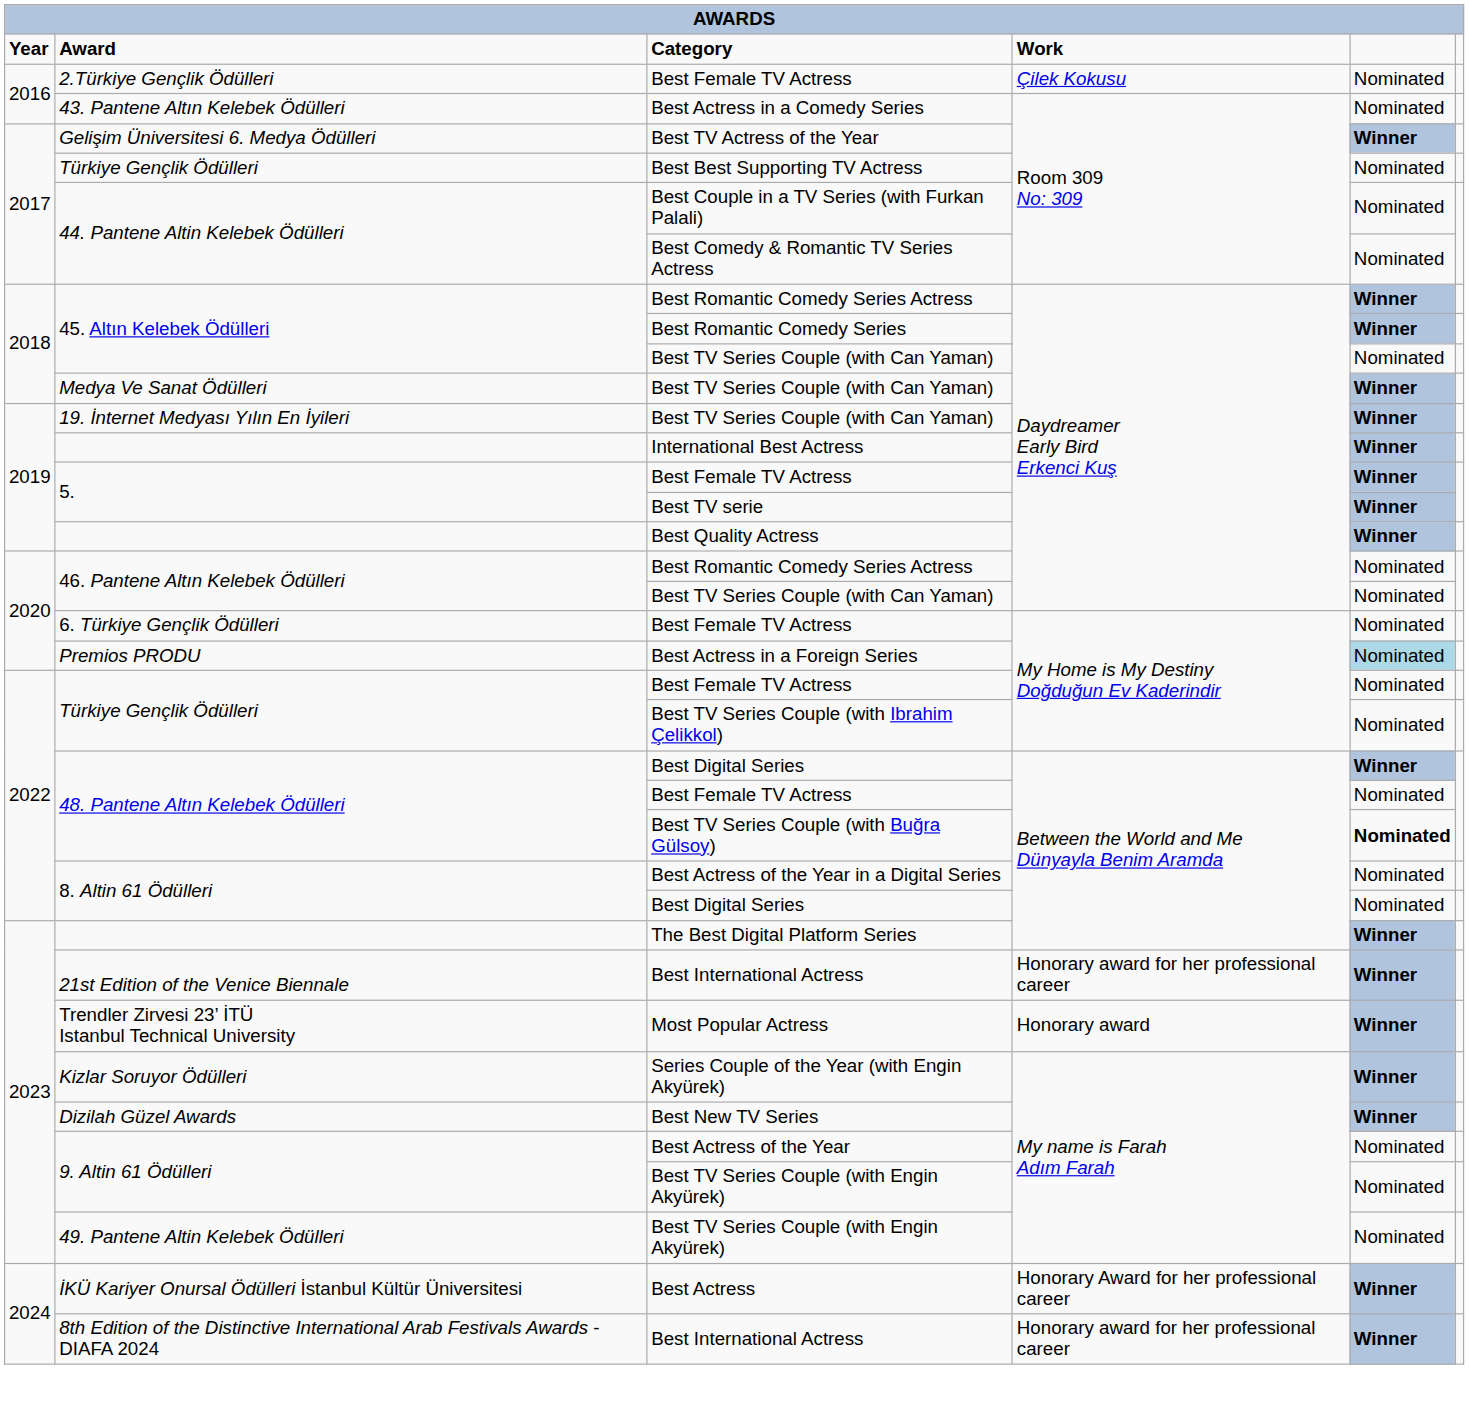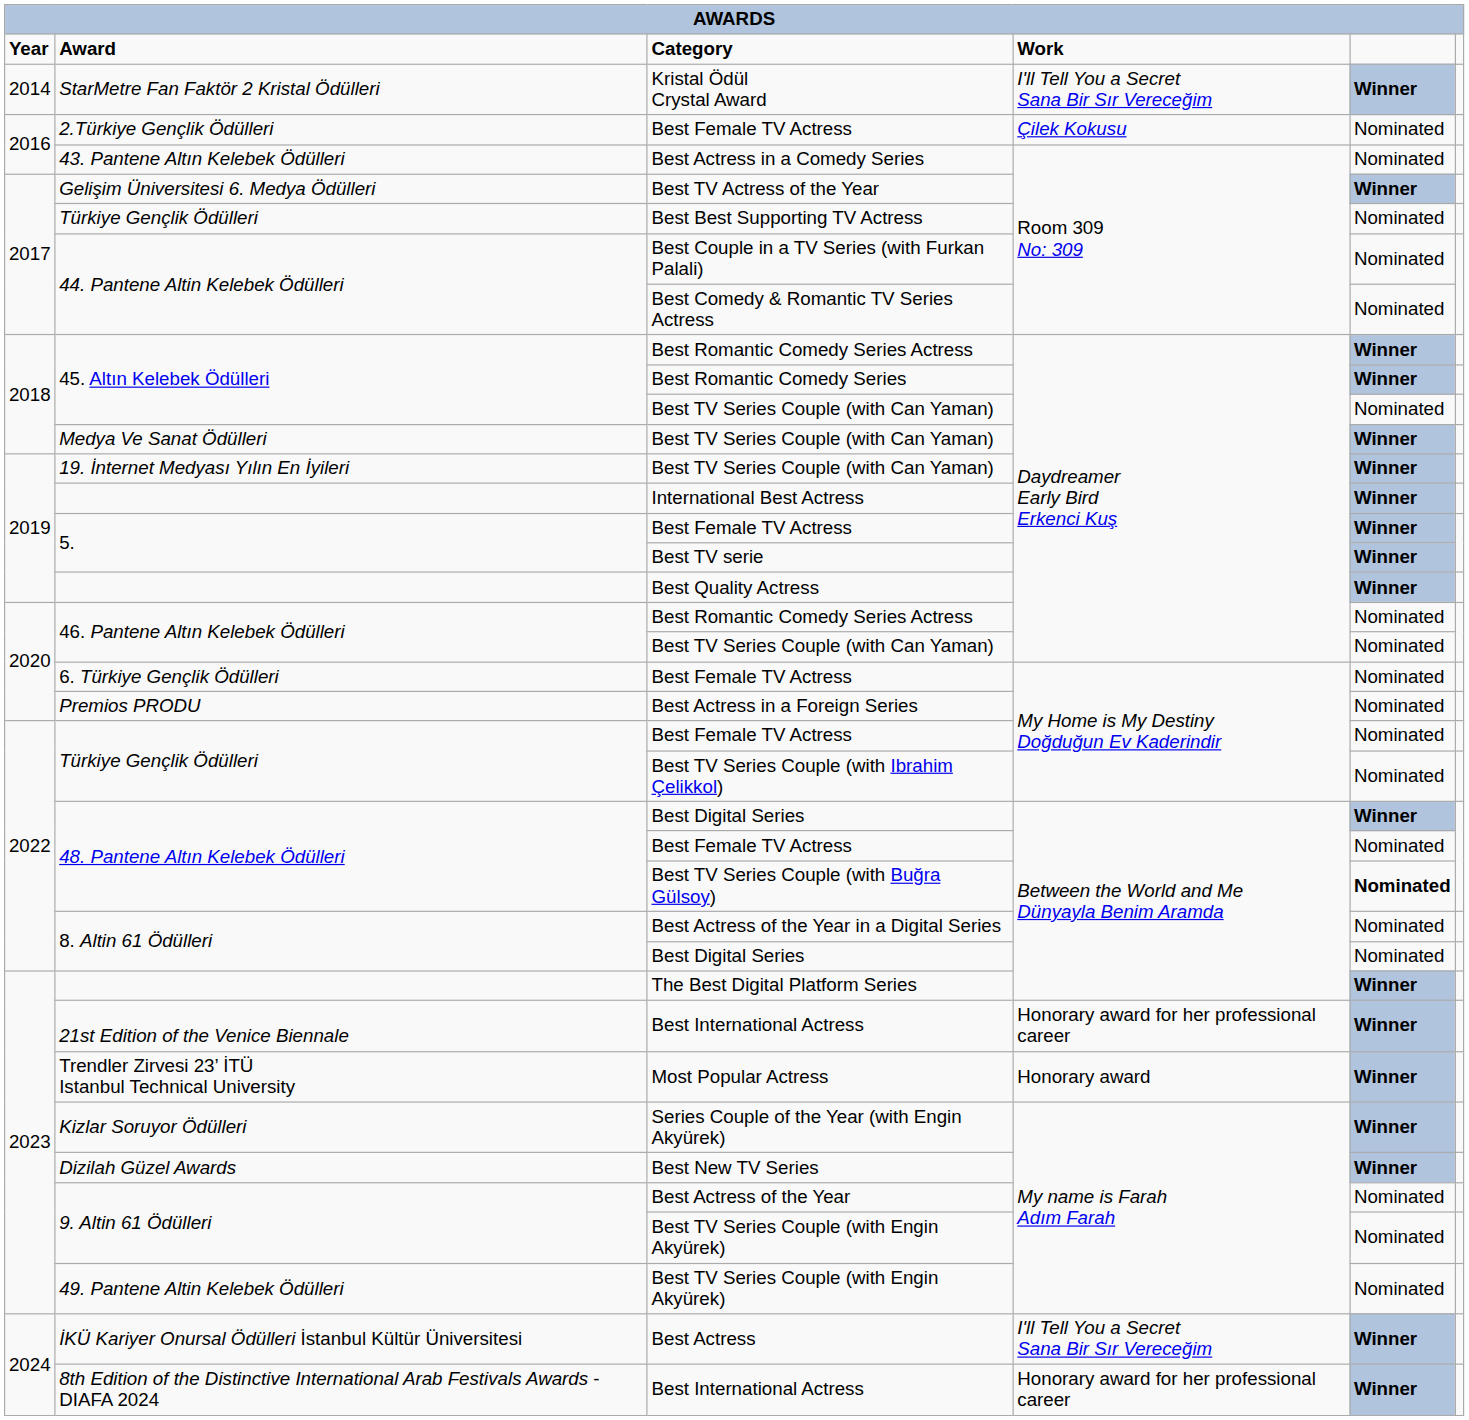+ row: (219, 89)
(1399, 655) lightblue background -> (1399, 705) no background
(1166, 1288) Honorary Award for her professional career -> (1115, 1338) I'll Tell You a Secret Sana Bir Sır Vereceğim
